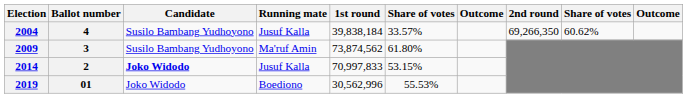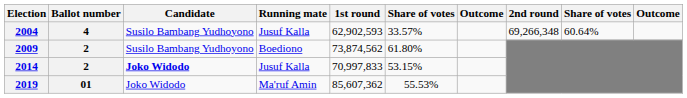(357, 31) 39,838,184 -> (357, 31) 62,902,593
(534, 31) 69,266,350 -> (534, 31) 69,266,348
(581, 31) 60.62% -> (581, 31) 60.64%
(86, 48) 3 -> (86, 48) 2
(288, 48) Ma'ruf Amin -> (281, 48) Boediono
(281, 84) Boediono -> (288, 84) Ma'ruf Amin
(357, 84) 30,562,996 -> (357, 84) 85,607,362
